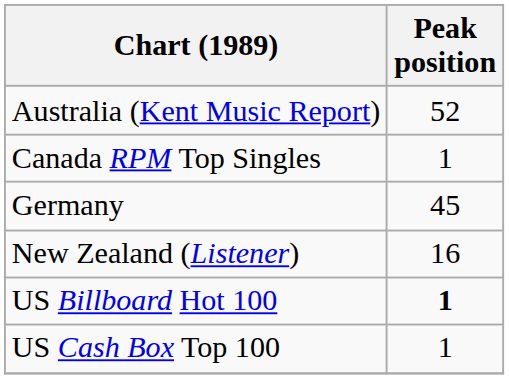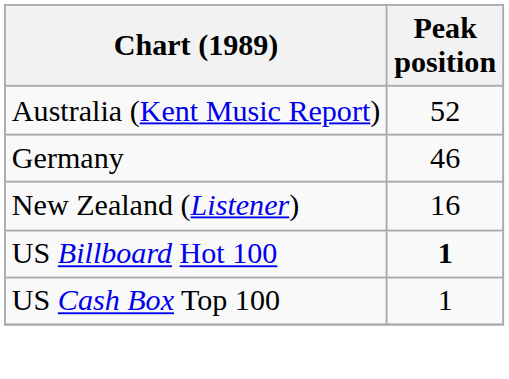- row: (166, 157)
(445, 205) 45 -> (445, 157) 46
